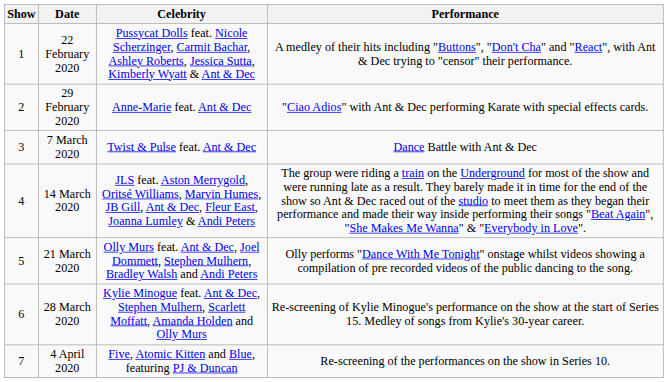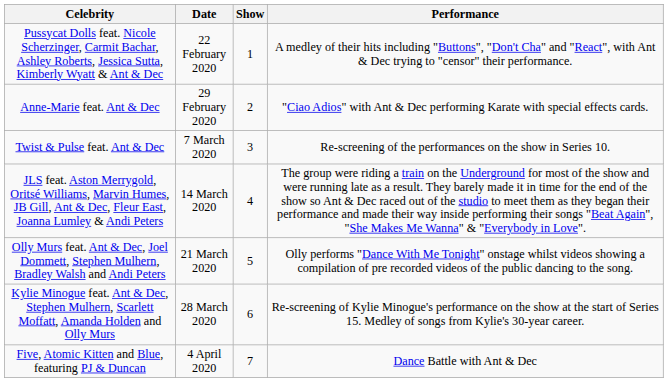columns swapped: (21, 14) <-> (182, 14)
(465, 147) Dance Battle with Ant & Dec -> (465, 147) Re-screening of the performances on the show in Series 10.
(465, 361) Re-screening of the performances on the show in Series 10. -> (465, 361) Dance Battle with Ant & Dec
